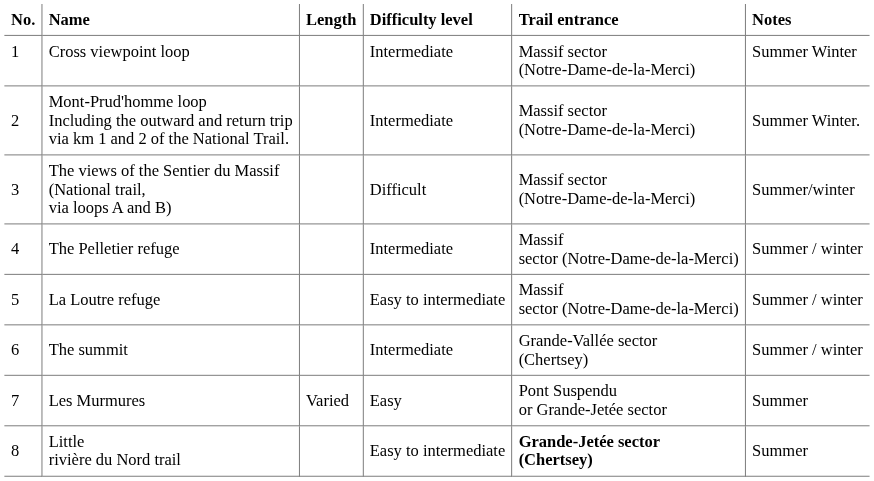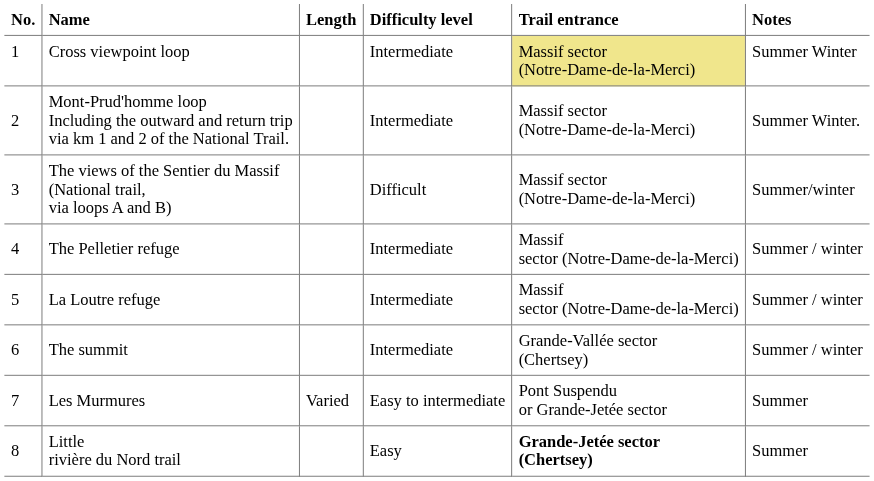(607, 60) no background -> (607, 60) khaki background
(438, 299) Easy to intermediate -> (411, 299) Intermediate
(386, 400) Easy -> (438, 400) Easy to intermediate
(438, 451) Easy to intermediate -> (386, 451) Easy
